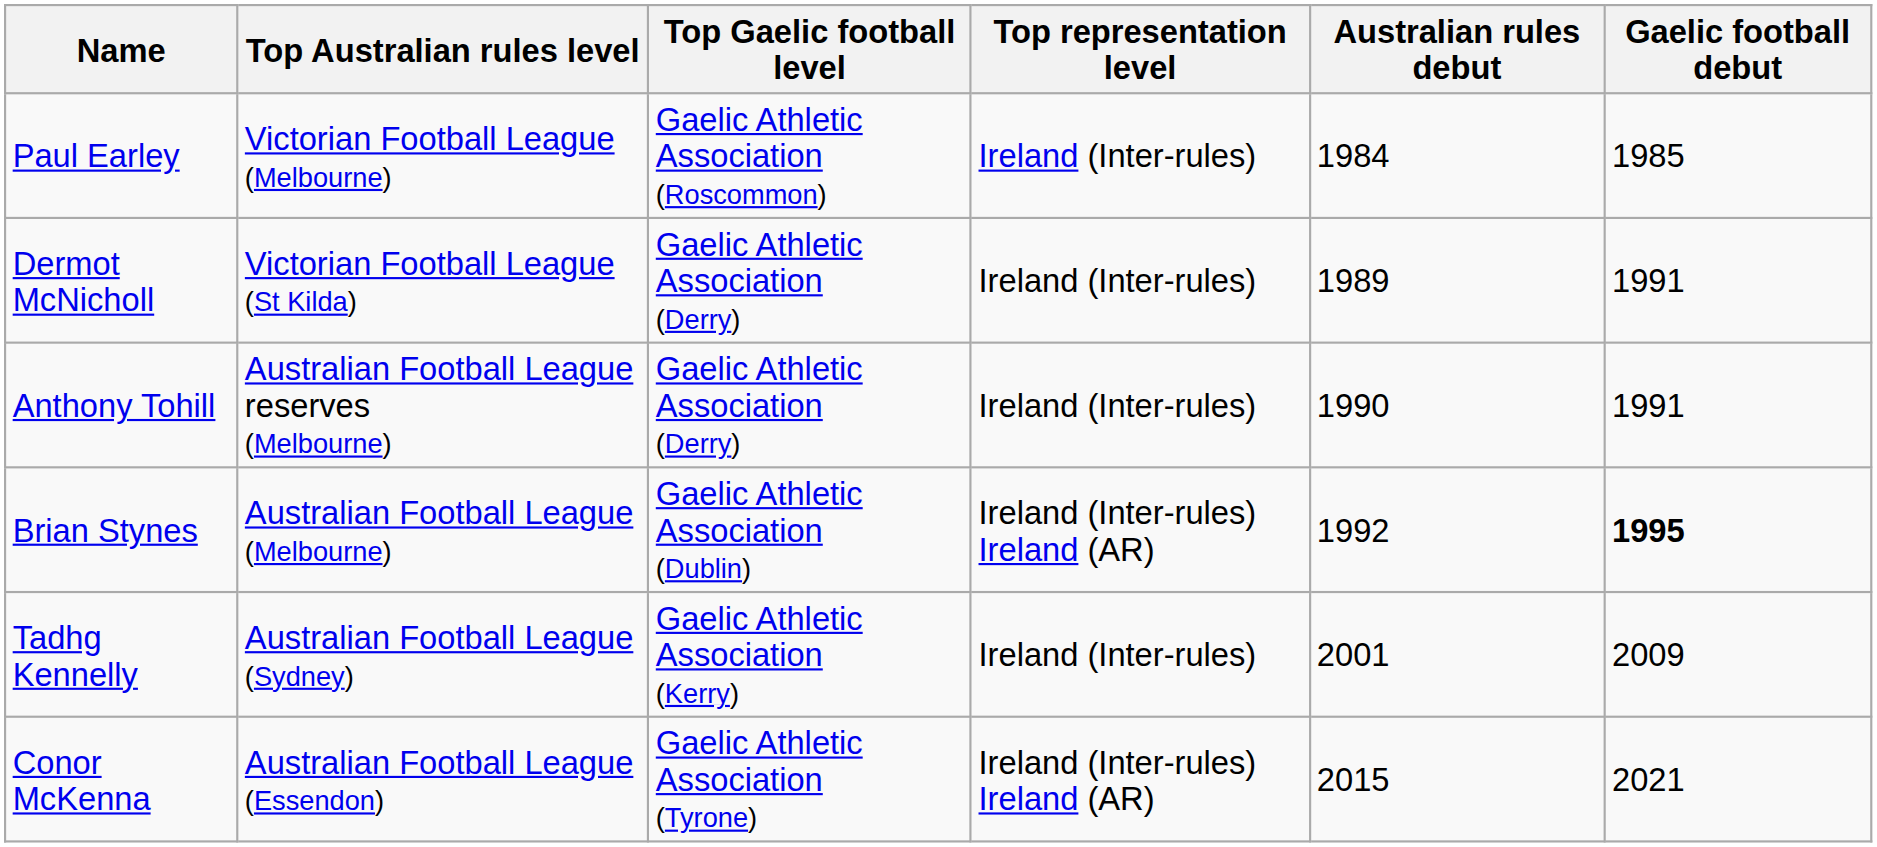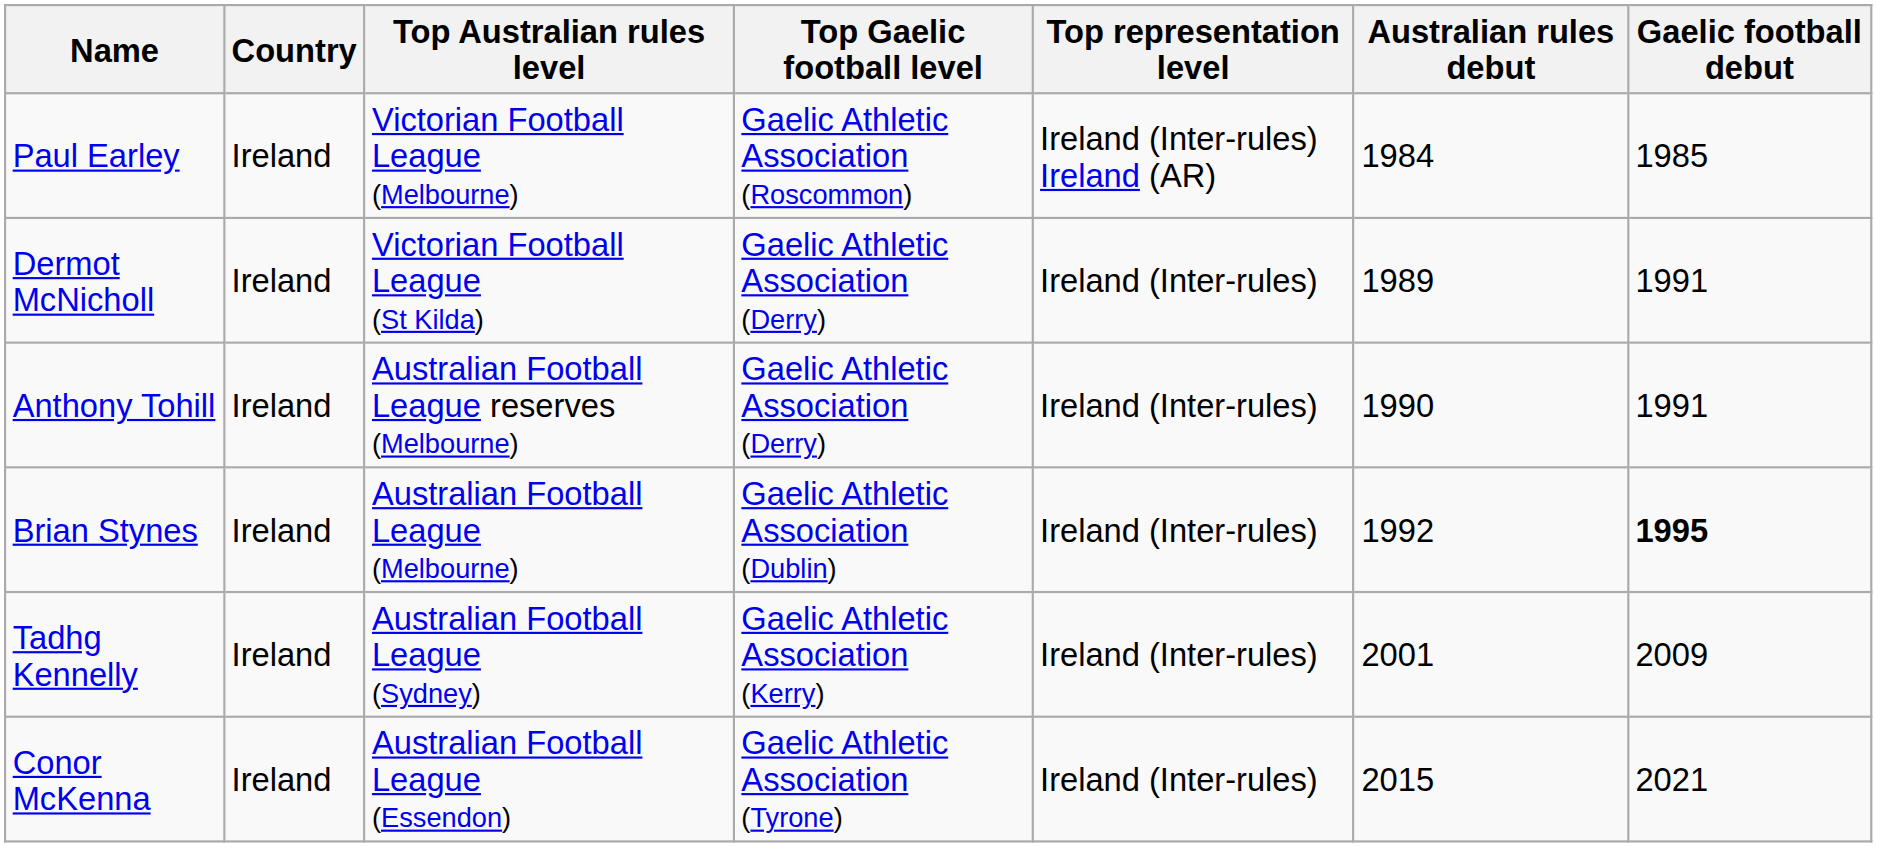+ column: (294, 49)
(1117, 156) Ireland (Inter-rules) -> (1179, 156) Ireland (Inter-rules) Ireland (AR)
(1117, 530) Ireland (Inter-rules) Ireland (AR) -> (1179, 530) Ireland (Inter-rules)
(1117, 780) Ireland (Inter-rules) Ireland (AR) -> (1179, 780) Ireland (Inter-rules)
